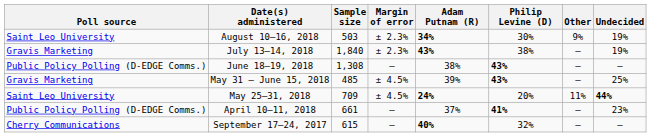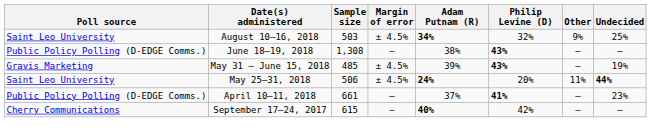(392, 37) ± 2.3% -> (392, 37) ± 4.5%
(526, 37) 30% -> (526, 37) 32%
(620, 37) 19% -> (620, 37) 25%
- row: (270, 51)
(620, 80) 25% -> (620, 66) 19%
(350, 95) 709 -> (350, 80) 506
(526, 124) 32% -> (526, 110) 42%
